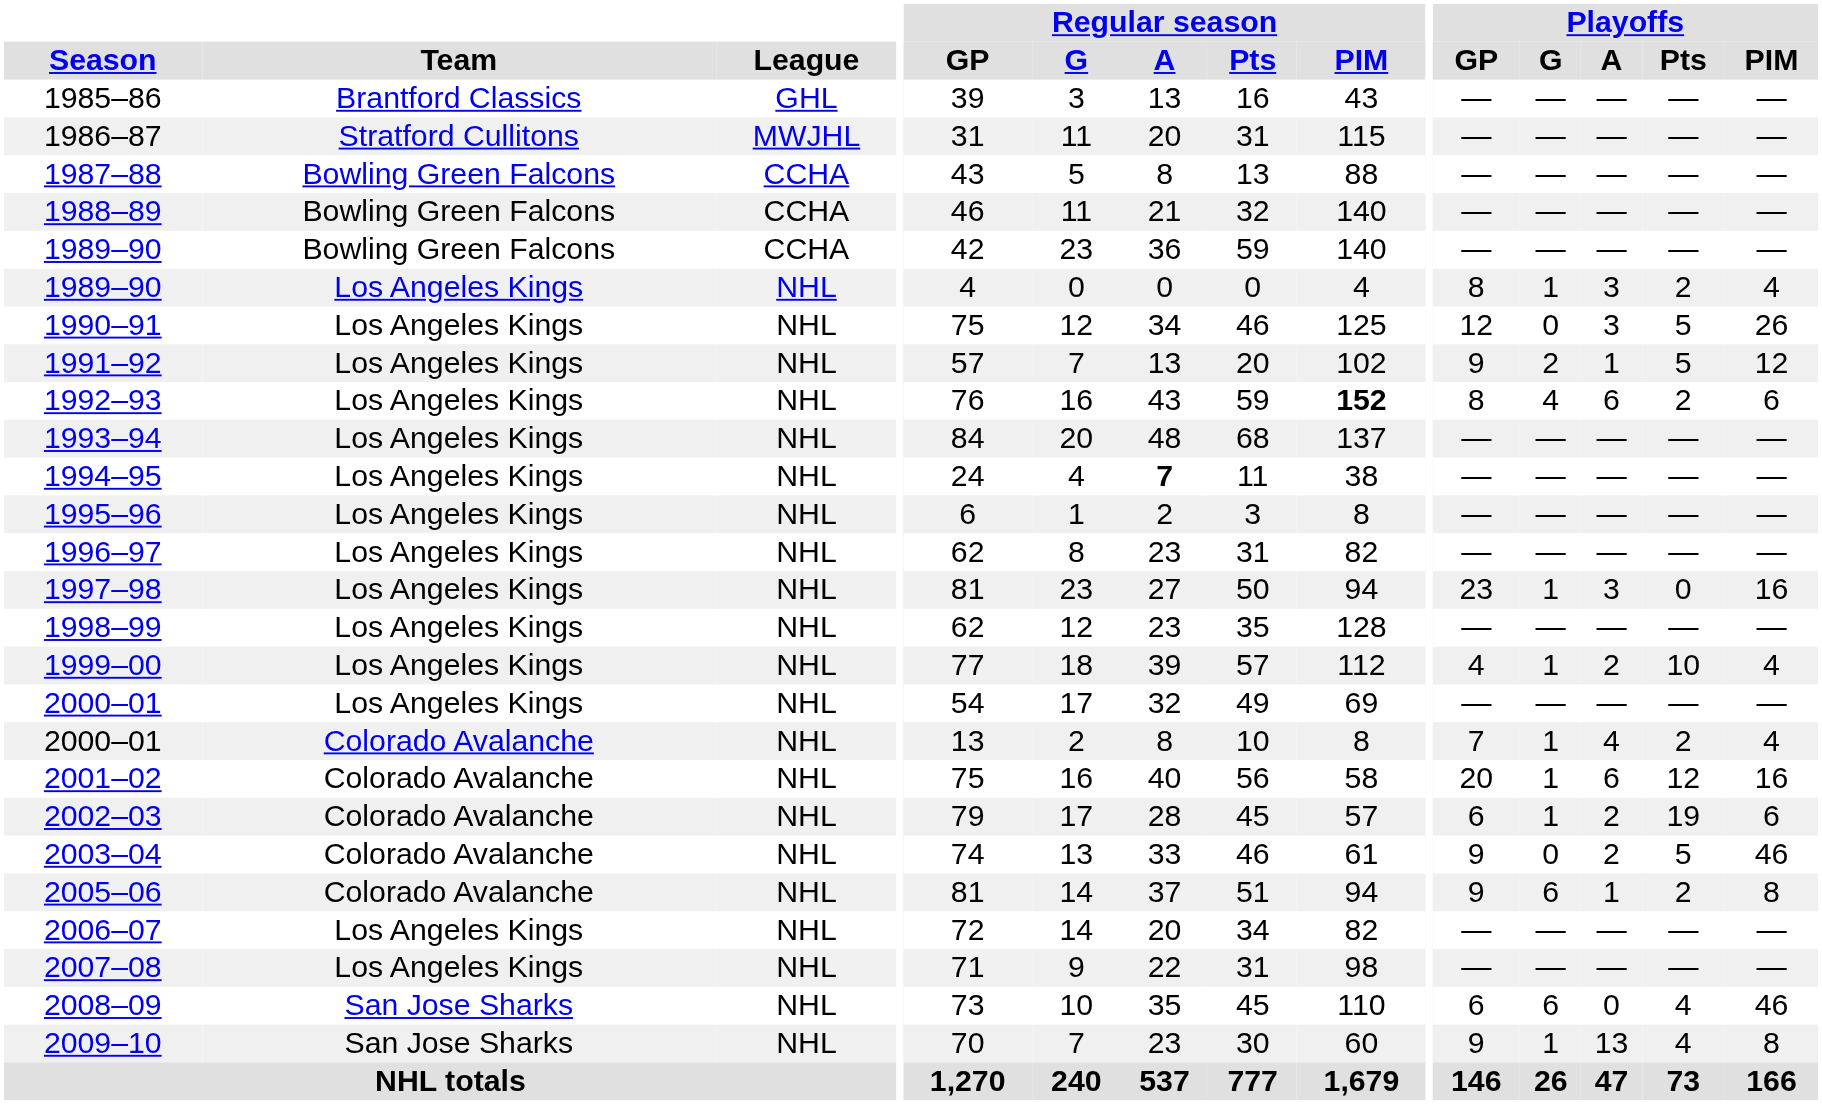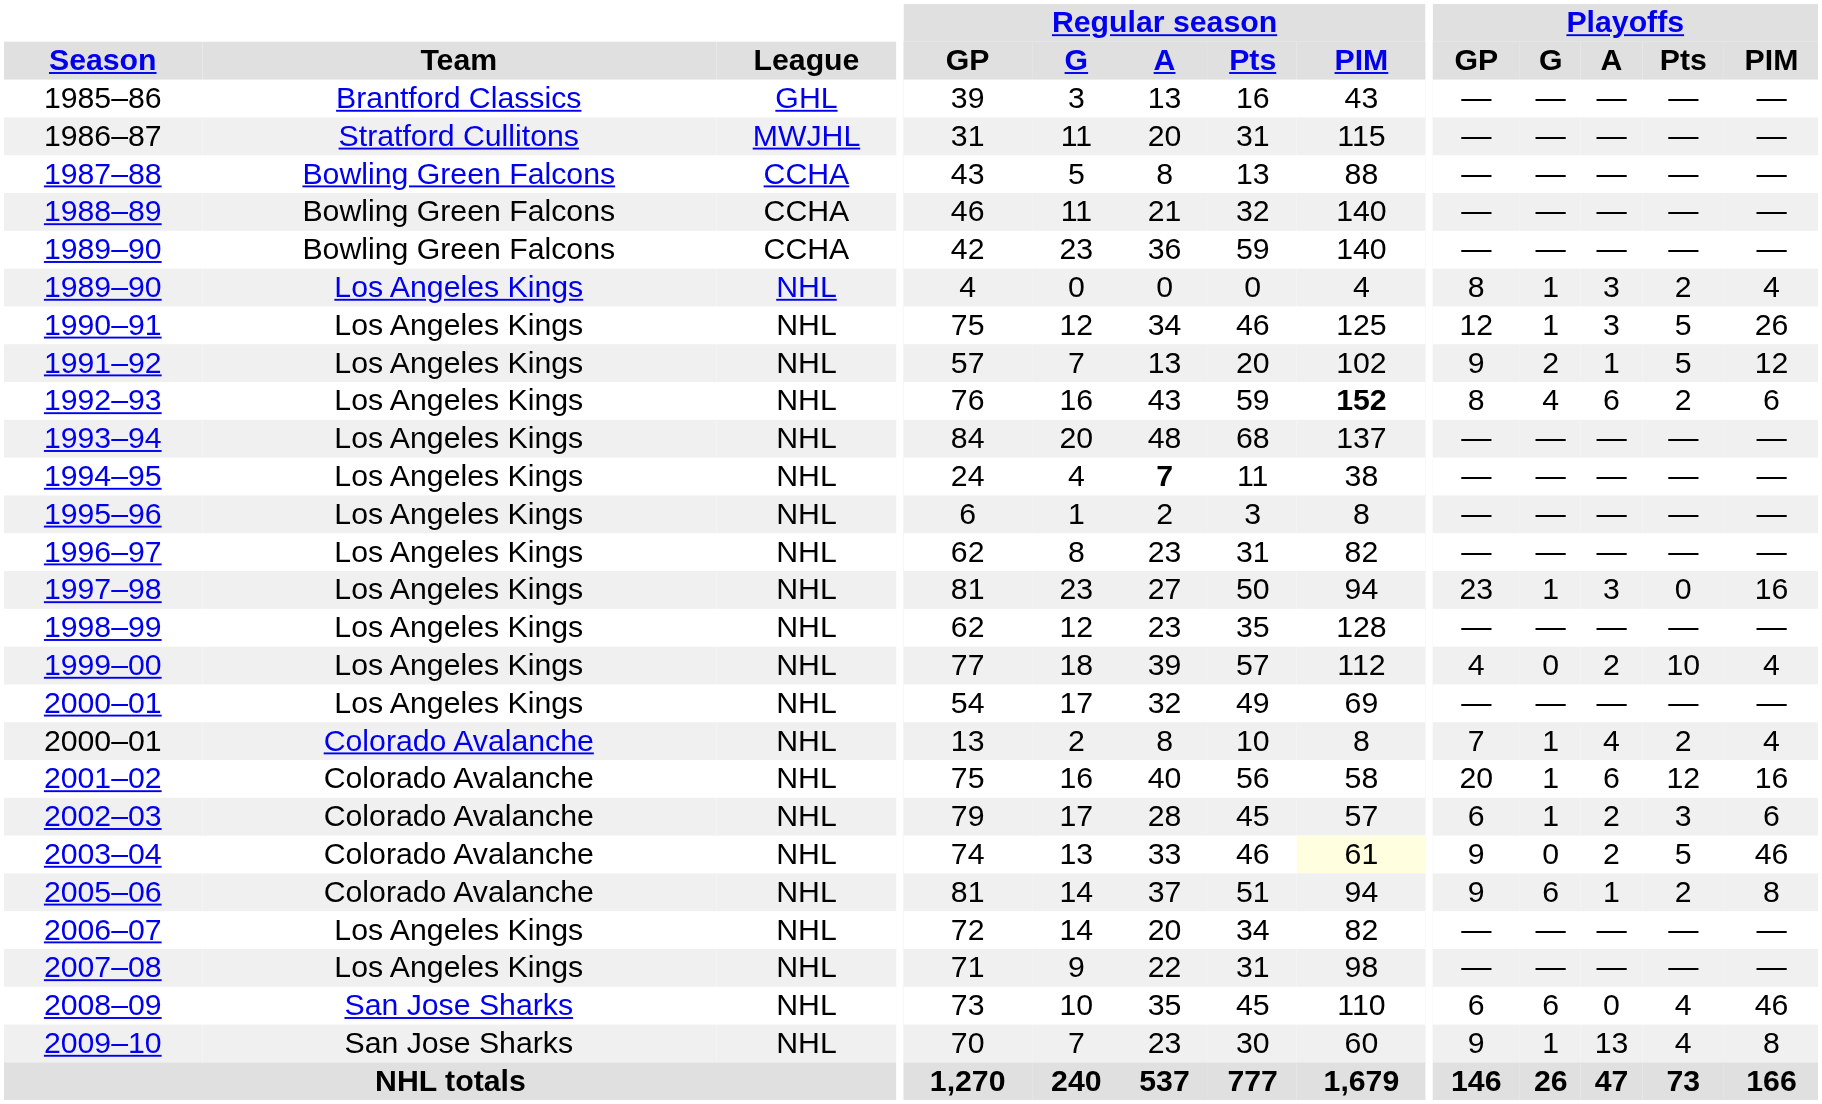(1551, 324) 0 -> (1551, 324) 1
(1551, 665) 1 -> (1551, 665) 0
(1683, 816) 19 -> (1683, 816) 3
(1361, 854) no background -> (1361, 854) lightyellow background
